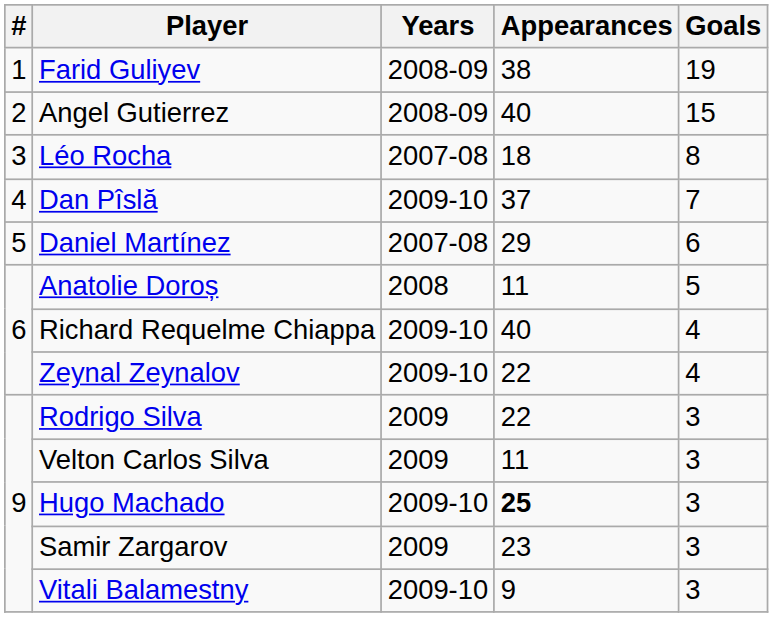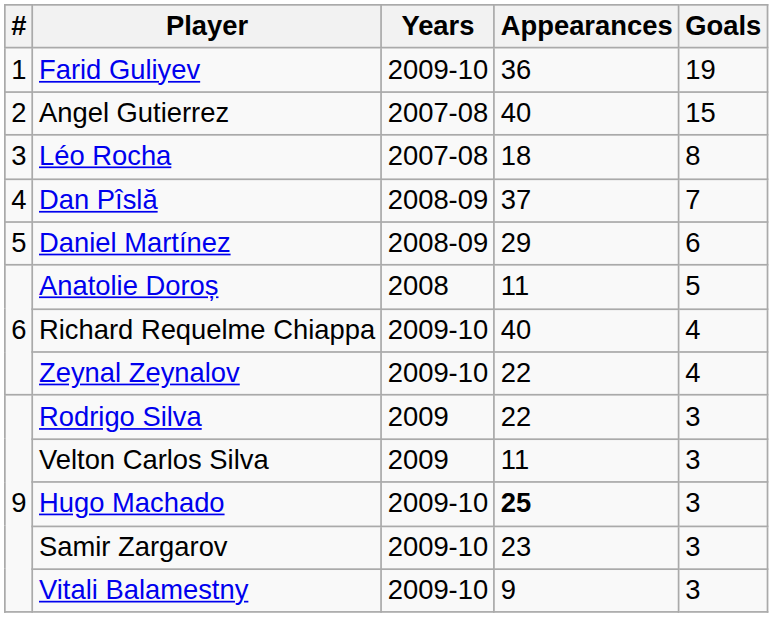(438, 69) 2008-09 -> (438, 69) 2009-10
(516, 69) 38 -> (516, 69) 36
(438, 112) 2008-09 -> (438, 112) 2007-08
(438, 199) 2009-10 -> (438, 199) 2008-09
(438, 243) 2007-08 -> (438, 243) 2008-09
(418, 546) 2009 -> (438, 546) 2009-10
